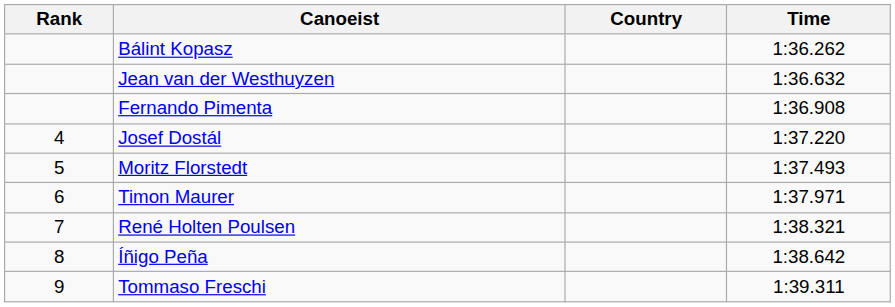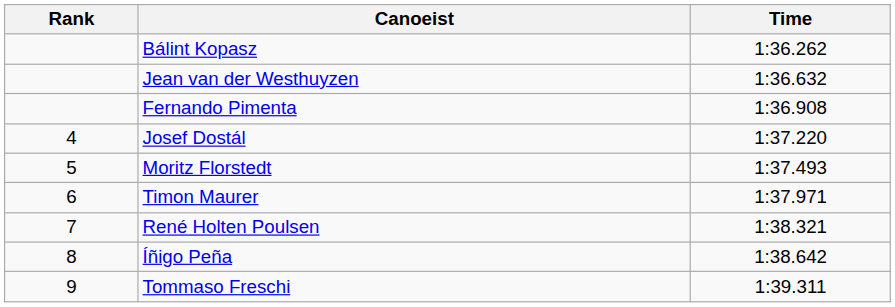- column: (646, 19)
